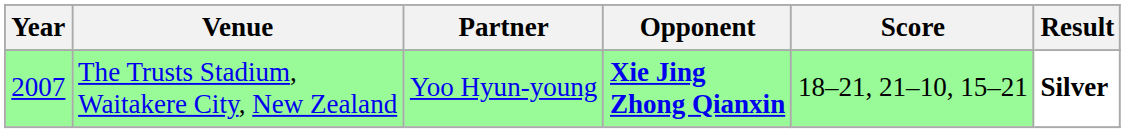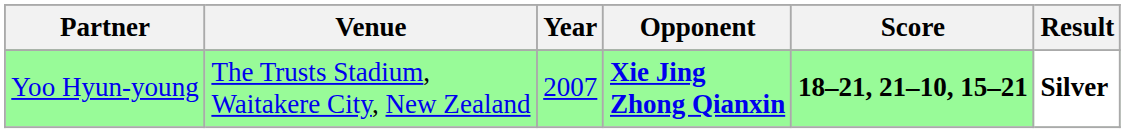columns swapped: (38, 27) <-> (504, 27)
(913, 87) normal -> (913, 87) bold
